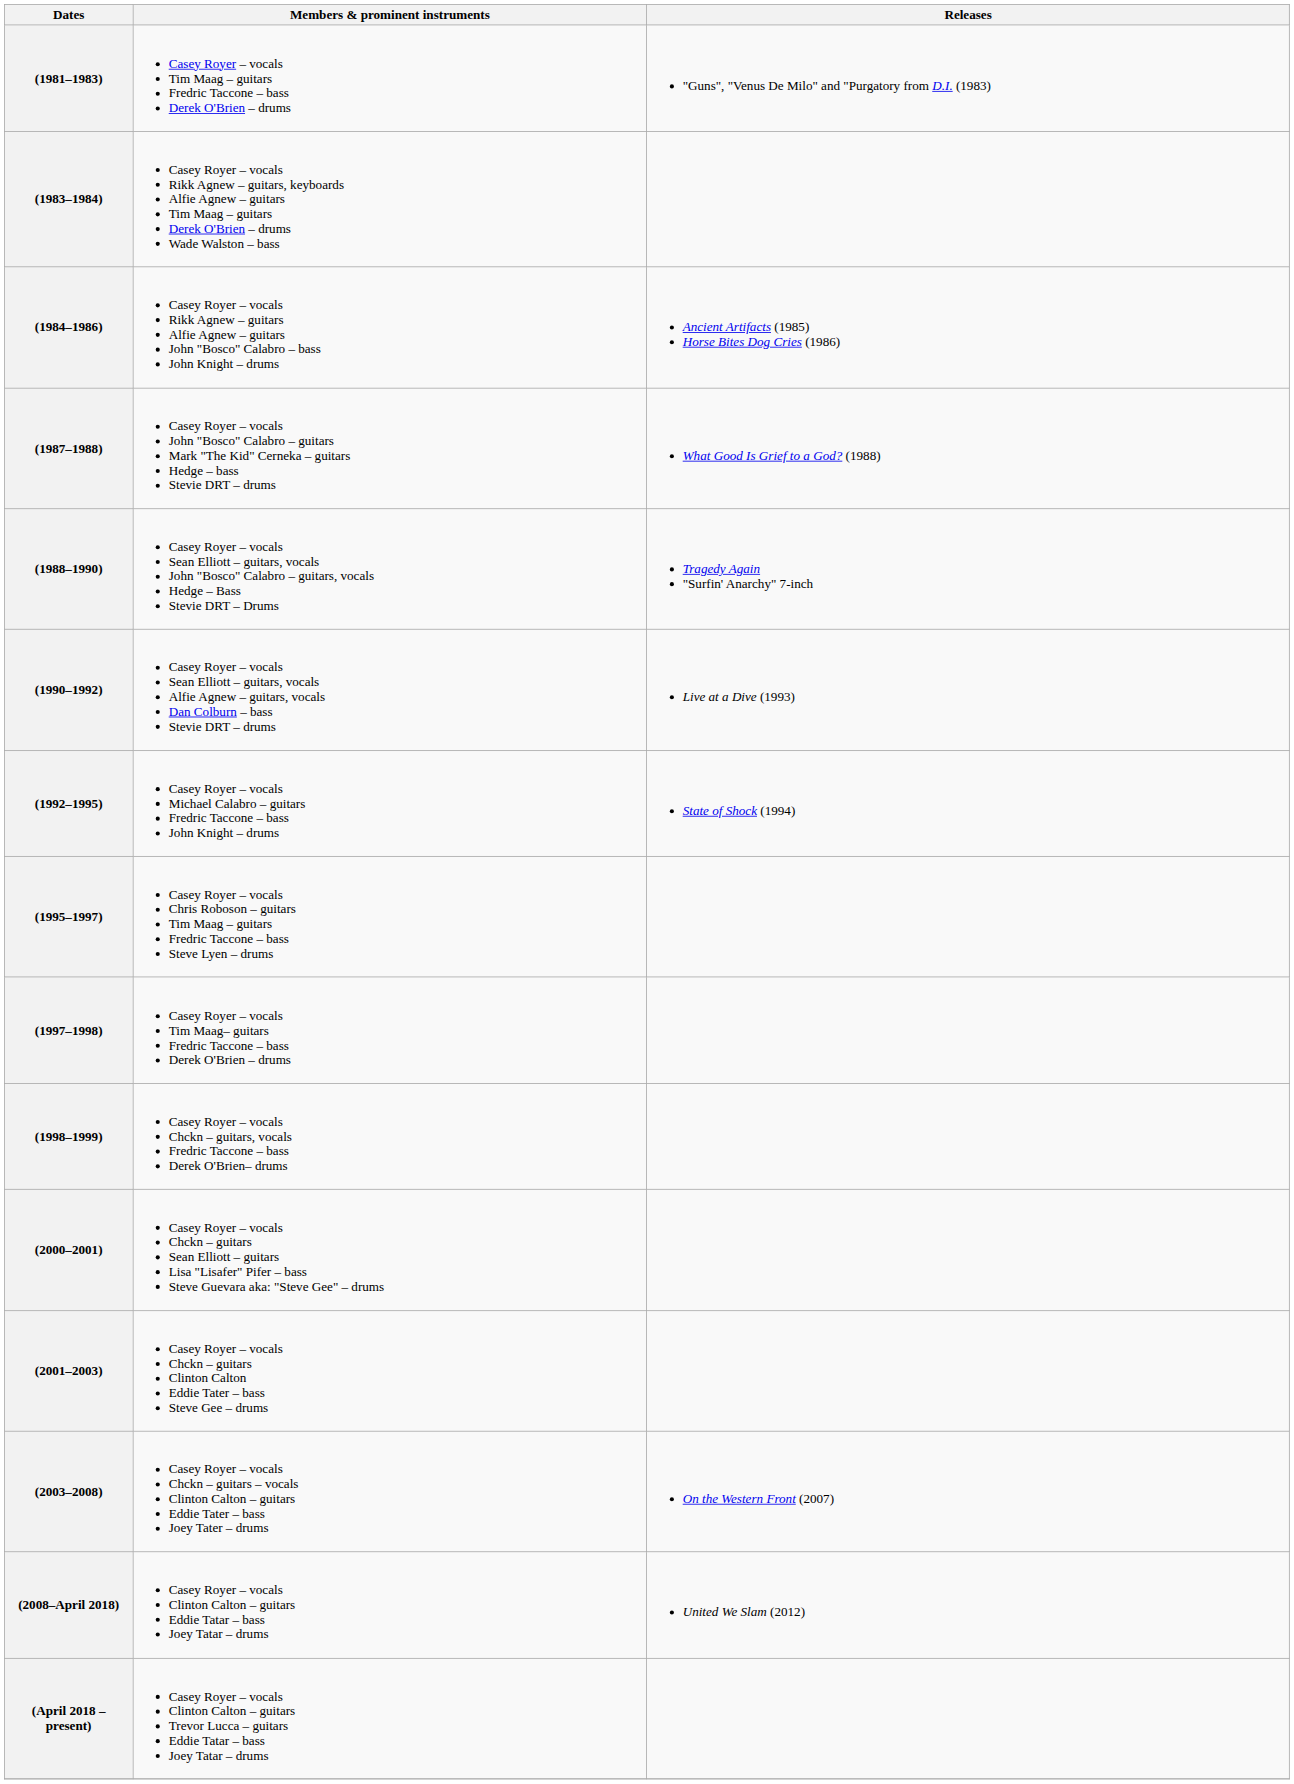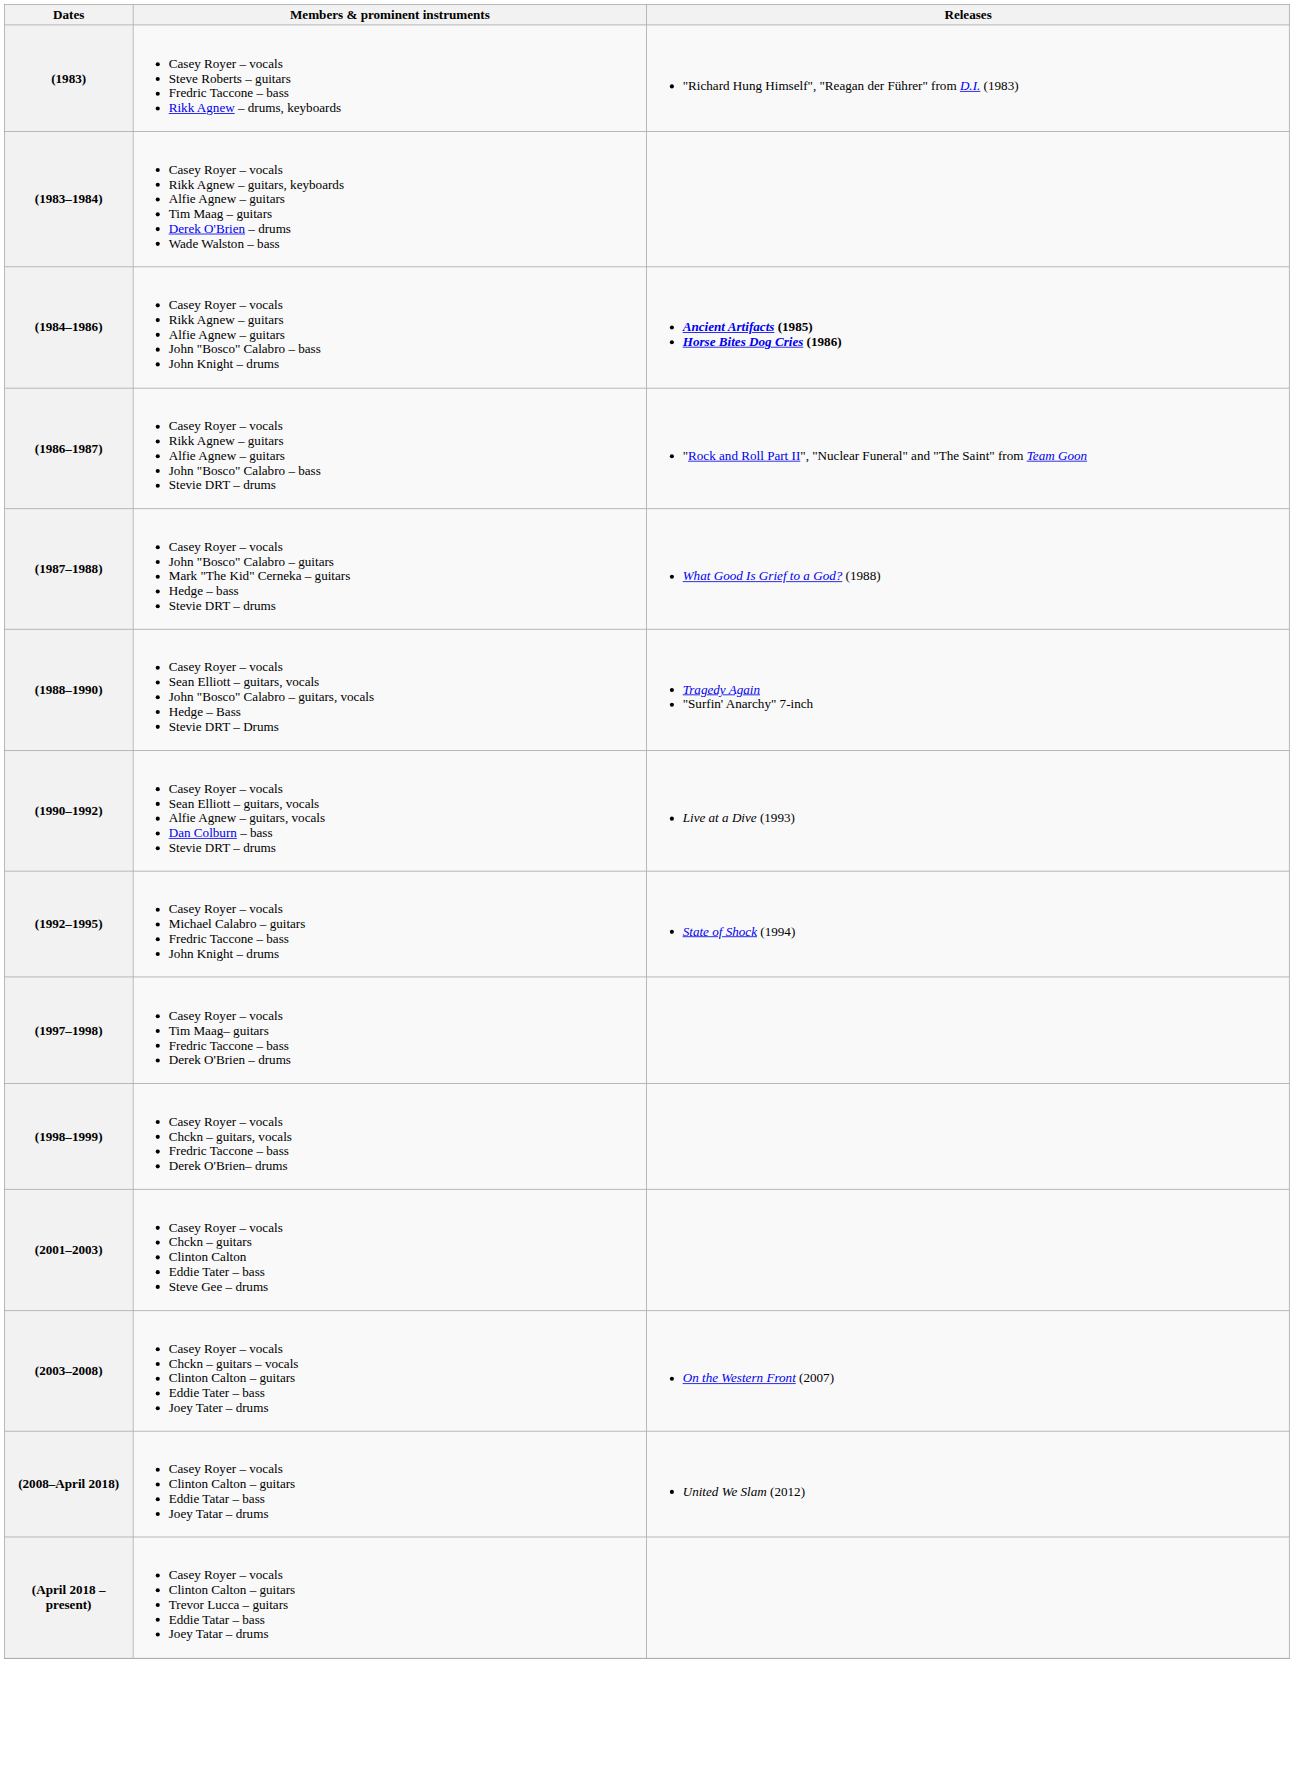- row: (69, 78)
+ row: (69, 78)
(968, 335) normal -> (968, 335) bold
+ row: (69, 448)
- row: (69, 916)
- row: (69, 1249)
